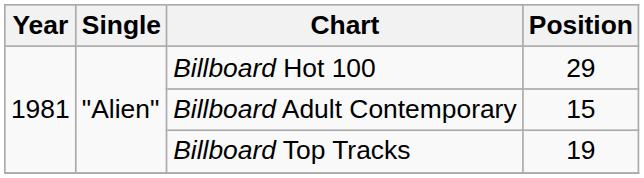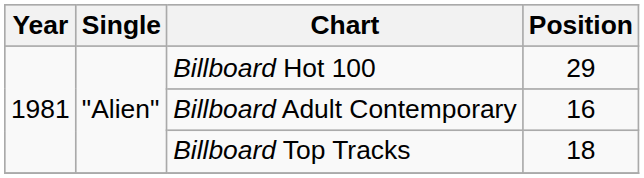(581, 109) 15 -> (581, 109) 16
(581, 151) 19 -> (581, 151) 18
